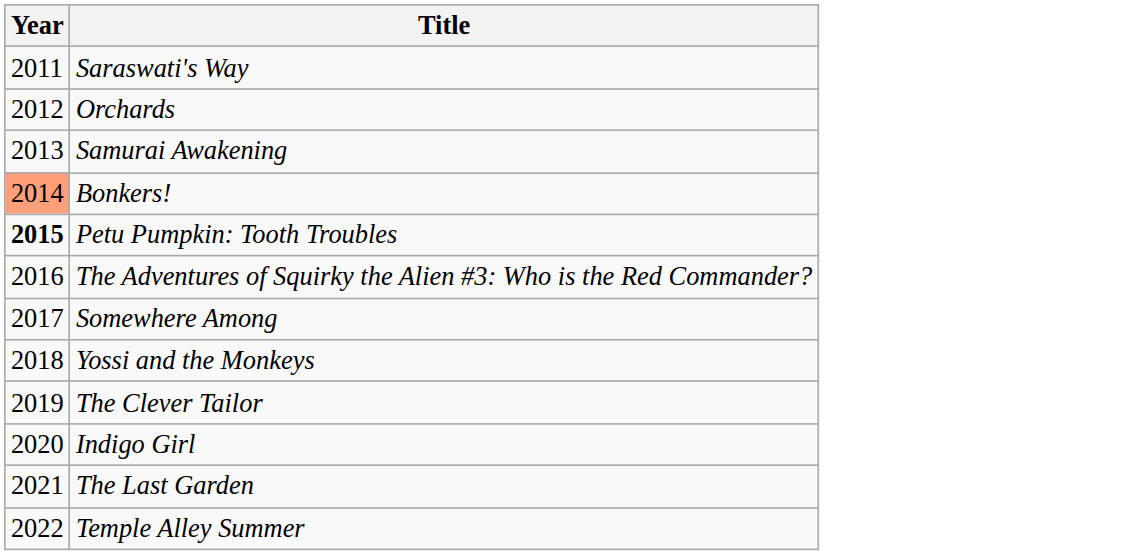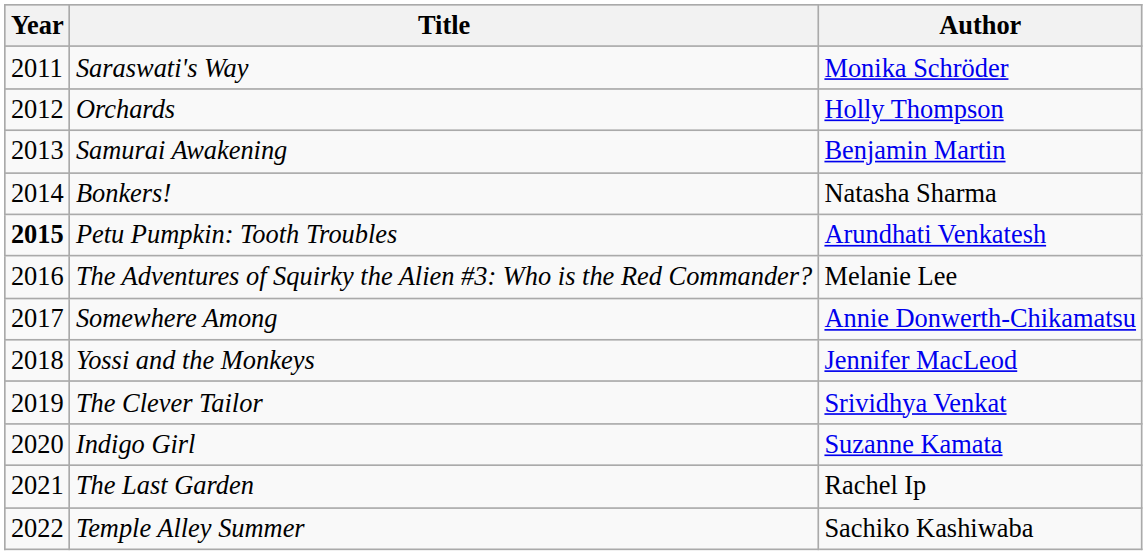+ column: (980, 25)
(37, 192) lightsalmon background -> (37, 192) no background
